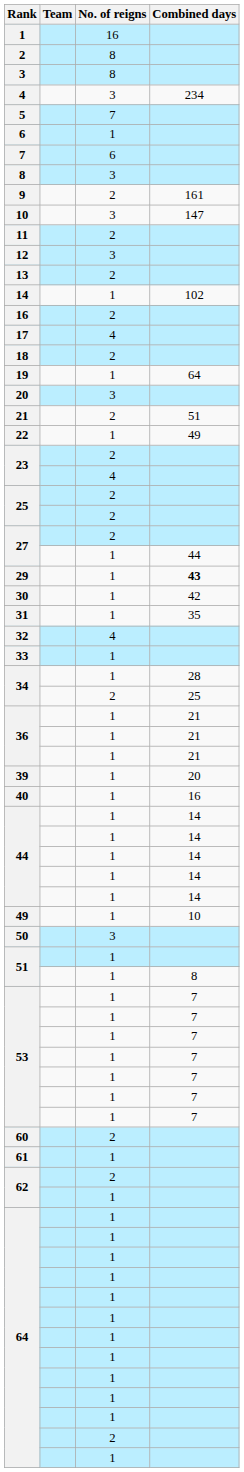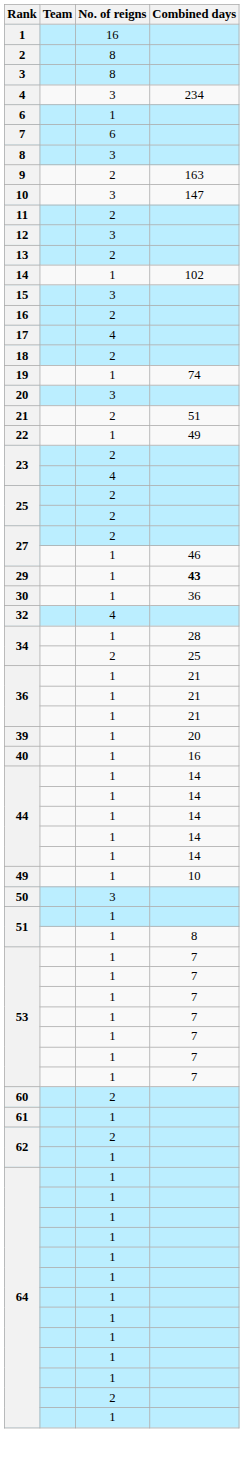- row: (22, 114)
(194, 194) 161 -> (194, 174) 163
+ row: (22, 295)
(194, 375) 64 -> (194, 375) 74
(194, 555) 44 -> (194, 555) 46
(194, 595) 42 -> (194, 595) 36
- row: (22, 615)
- row: (22, 656)
